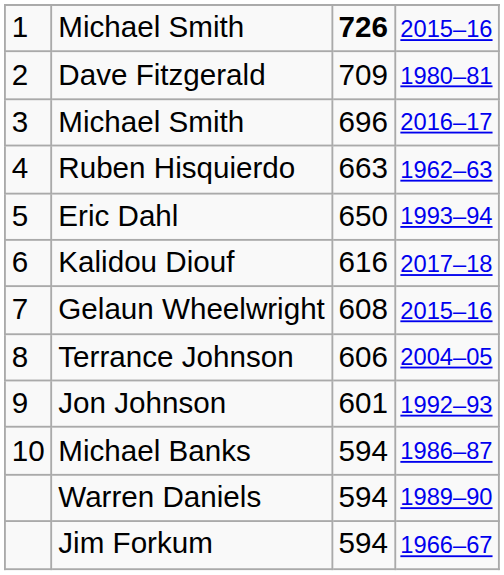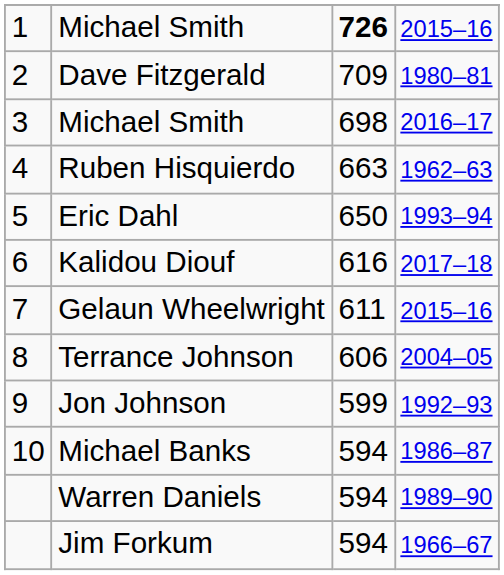(363, 121) 696 -> (363, 121) 698
(363, 309) 608 -> (362, 309) 611
(363, 403) 601 -> (363, 403) 599
